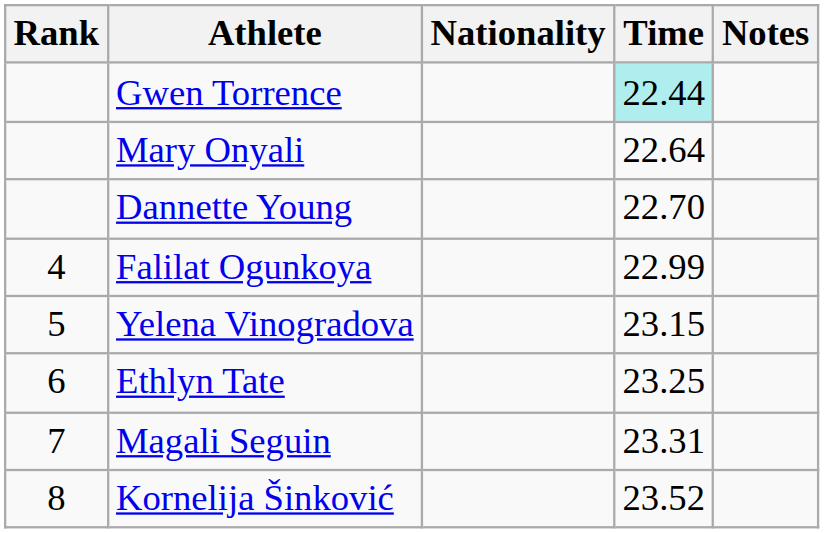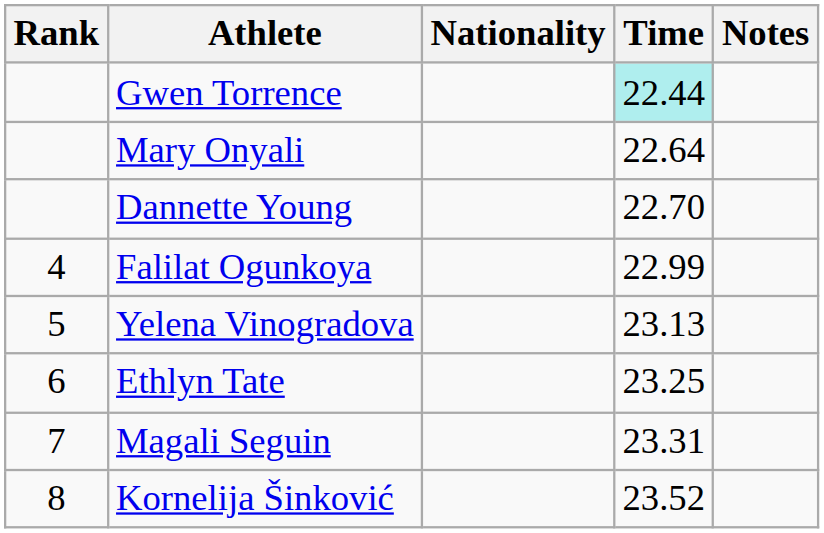(664, 324) 23.15 -> (664, 324) 23.13
